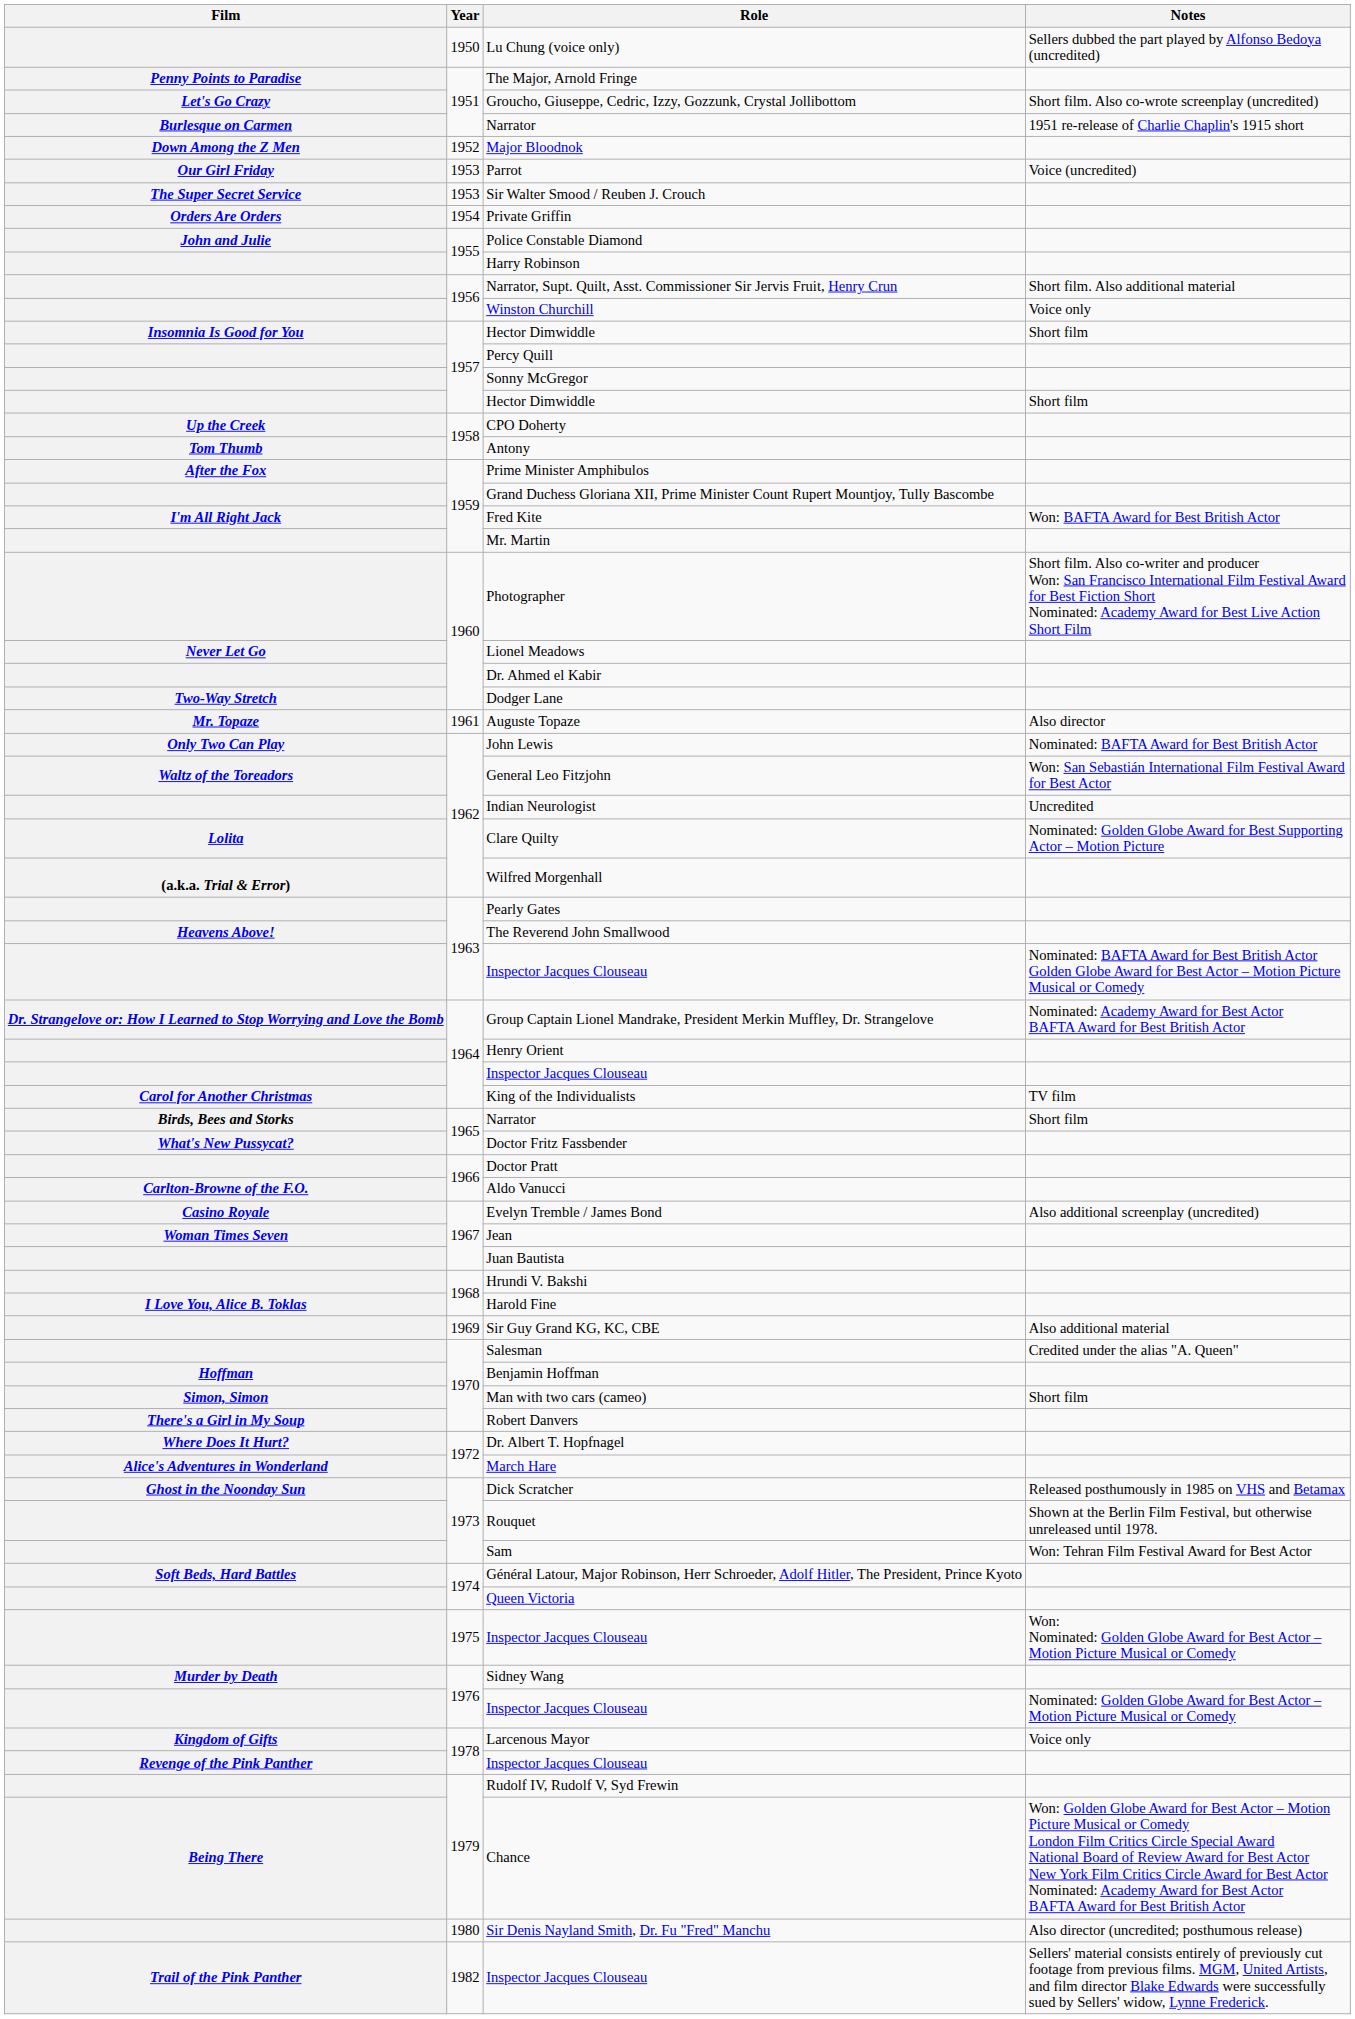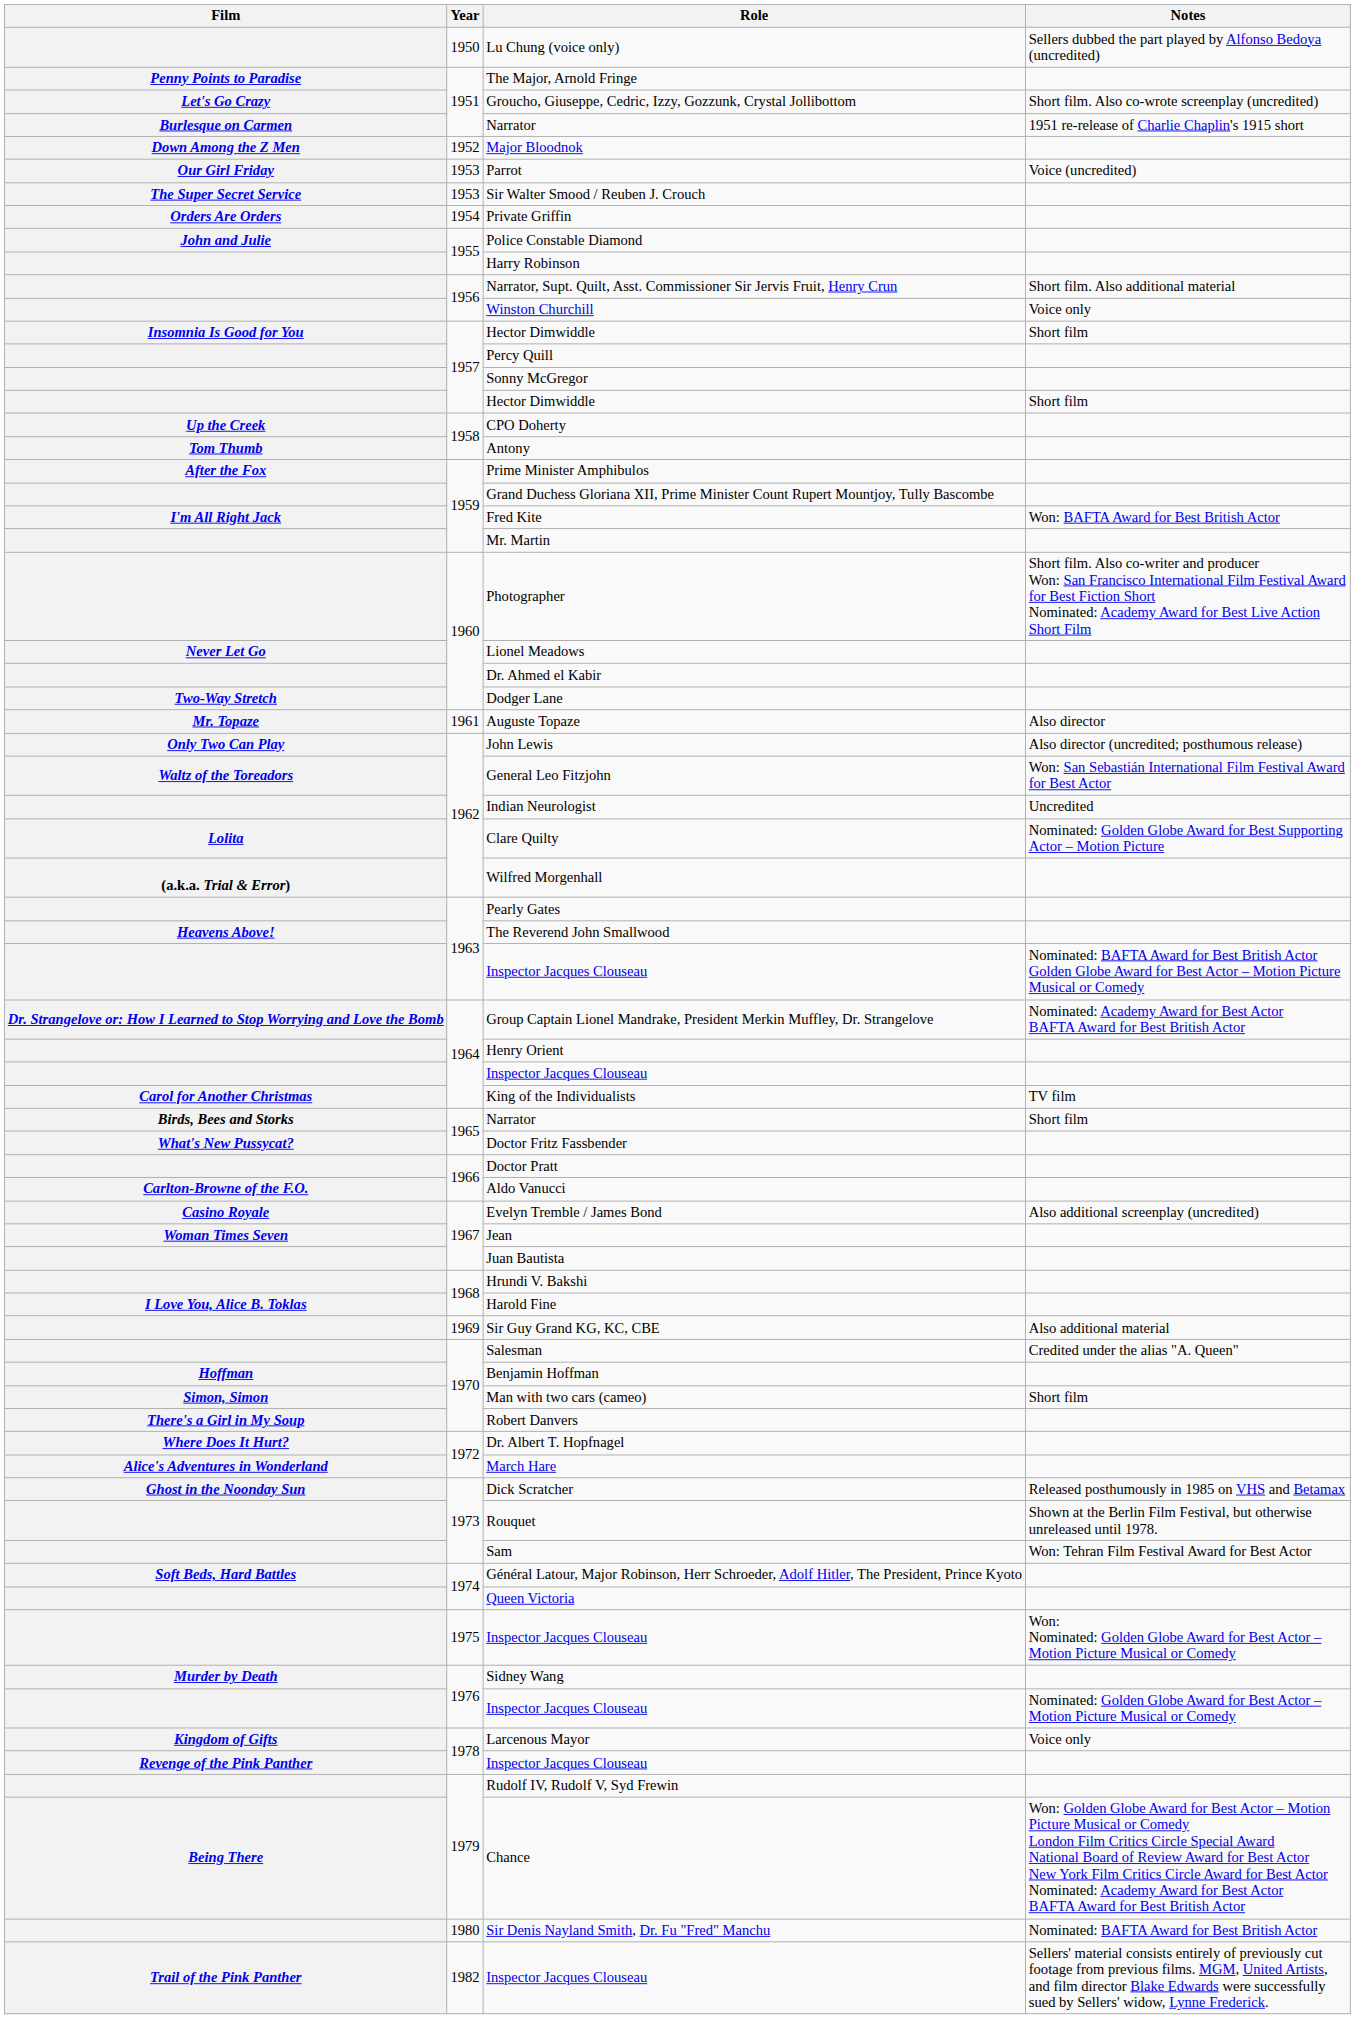(1173, 744) Nominated: BAFTA Award for Best British Actor -> (1165, 744) Also director (uncredited; posthumous release)
(1165, 1930) Also director (uncredited; posthumous release) -> (1173, 1930) Nominated: BAFTA Award for Best British Actor
